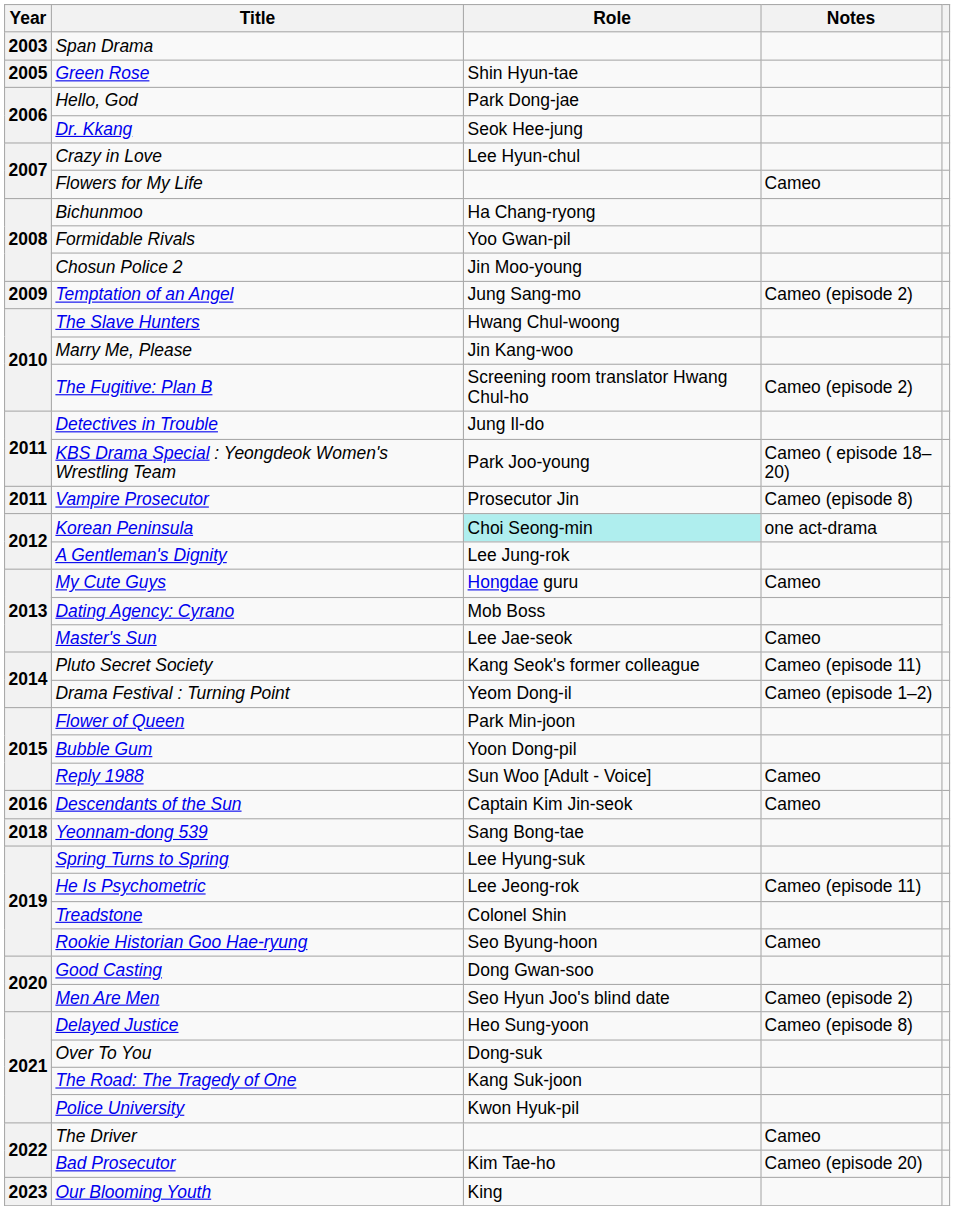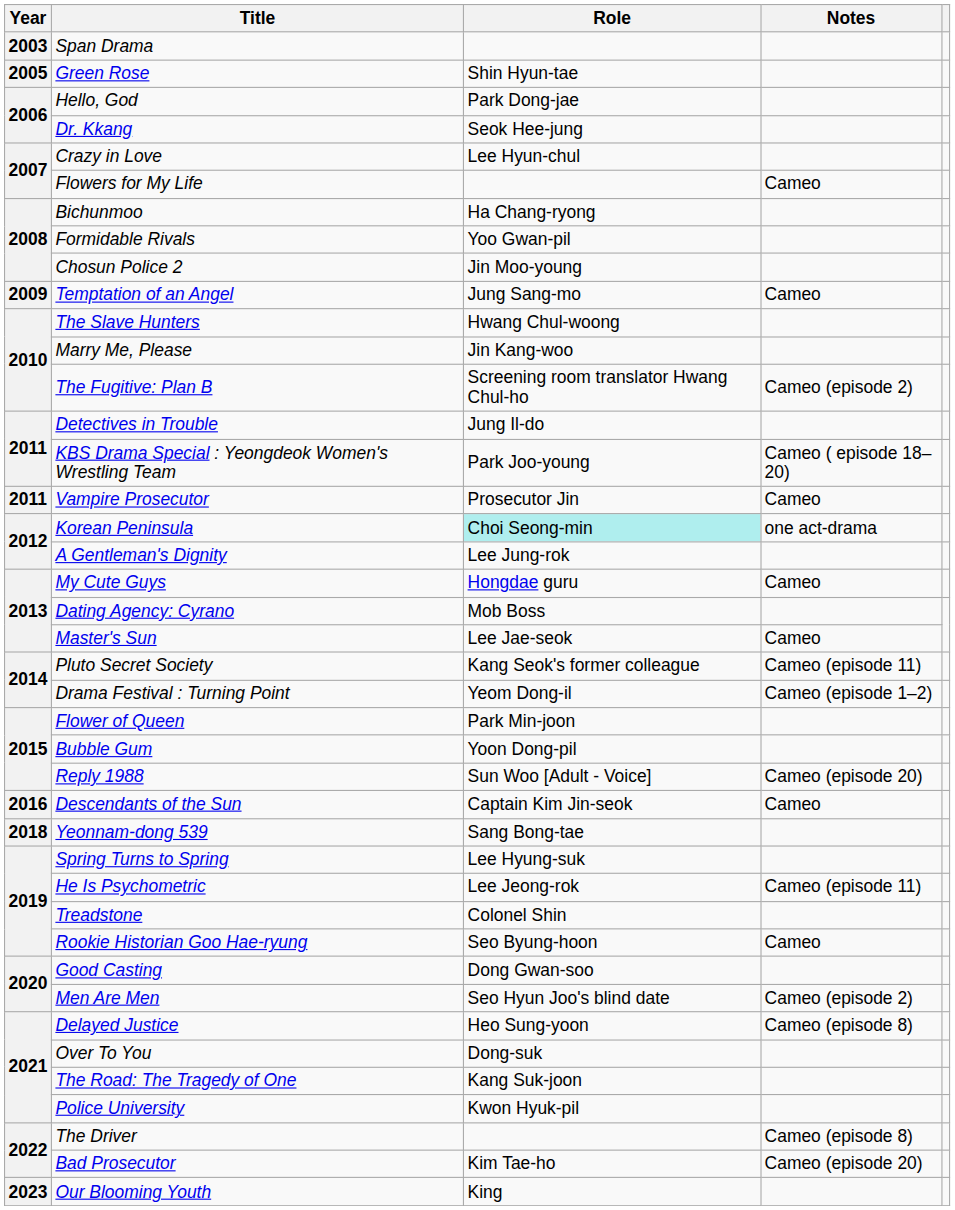(839, 294) Cameo (episode 2) -> (793, 294) Cameo
(839, 500) Cameo (episode 8) -> (793, 500) Cameo
(793, 776) Cameo -> (844, 776) Cameo (episode 20)
(793, 1136) Cameo -> (839, 1136) Cameo (episode 8)
